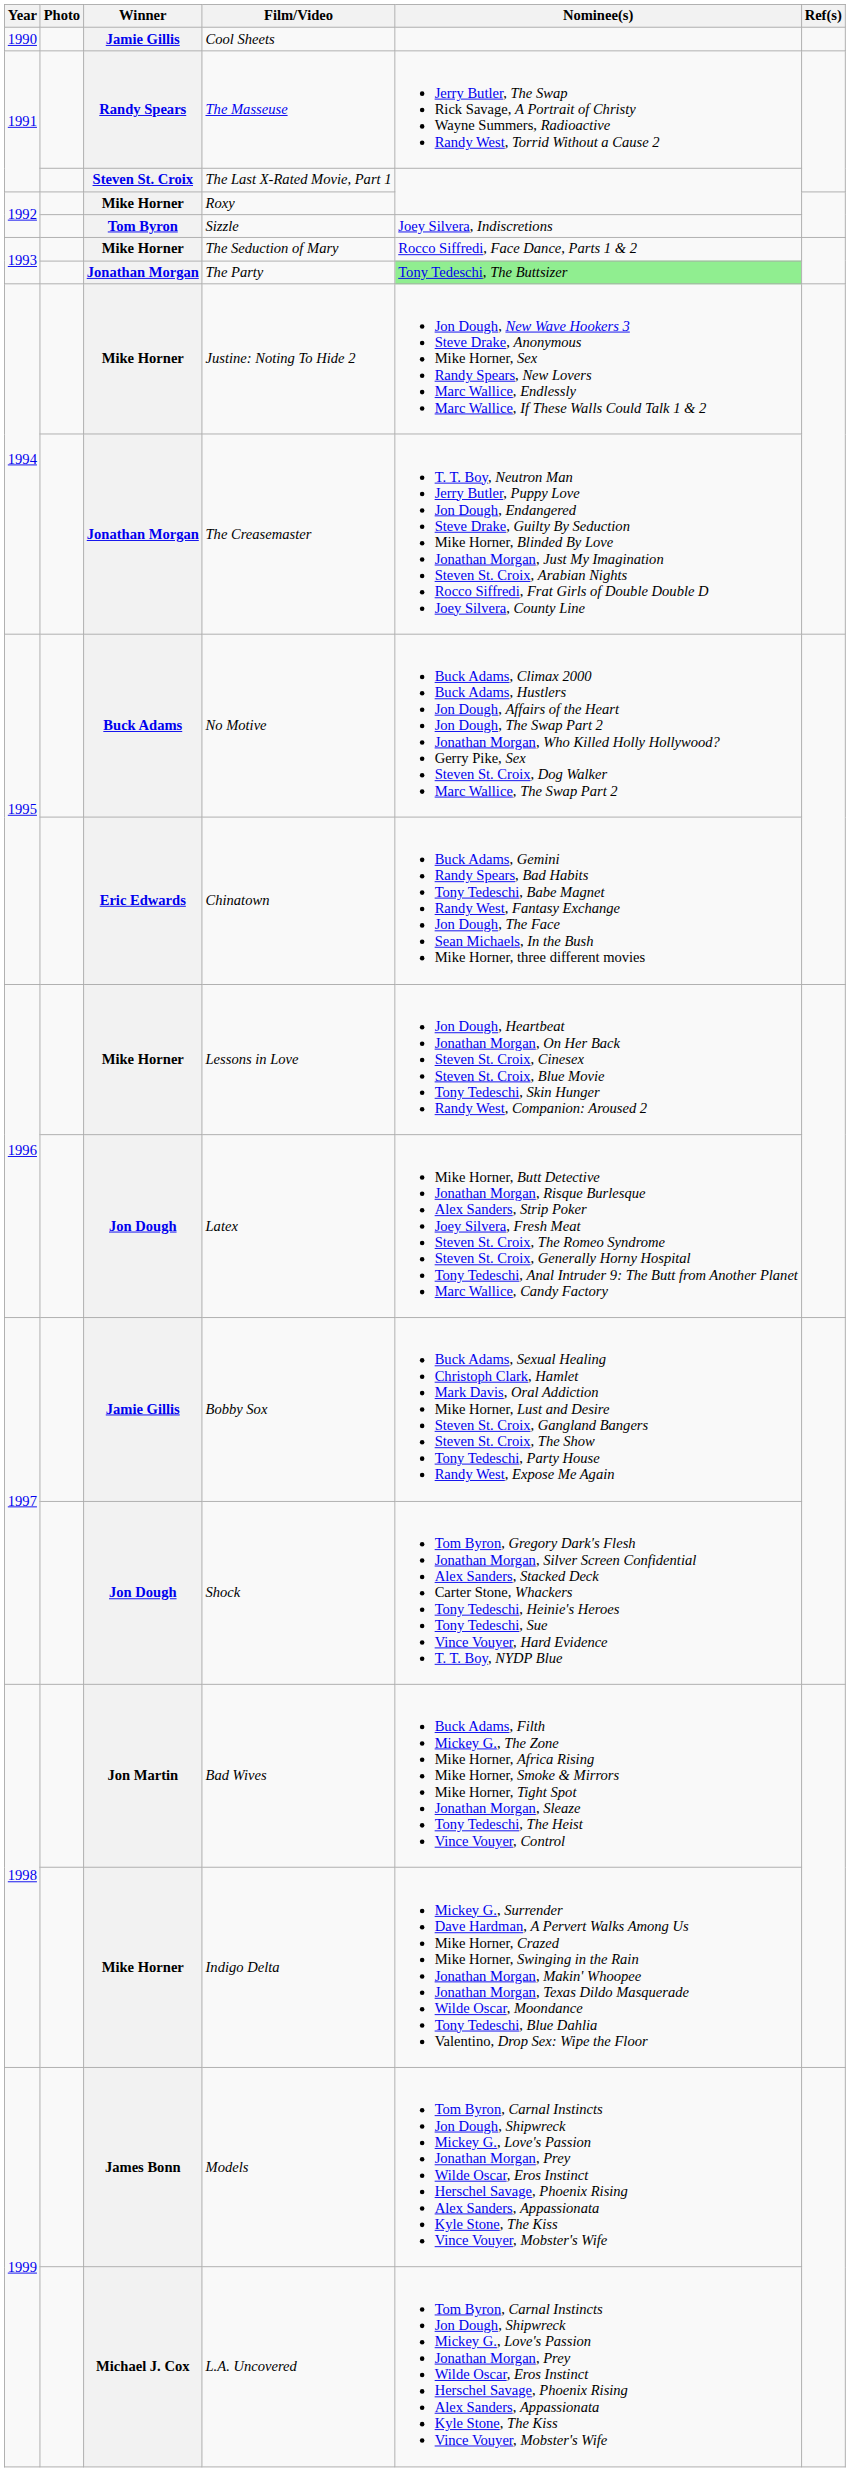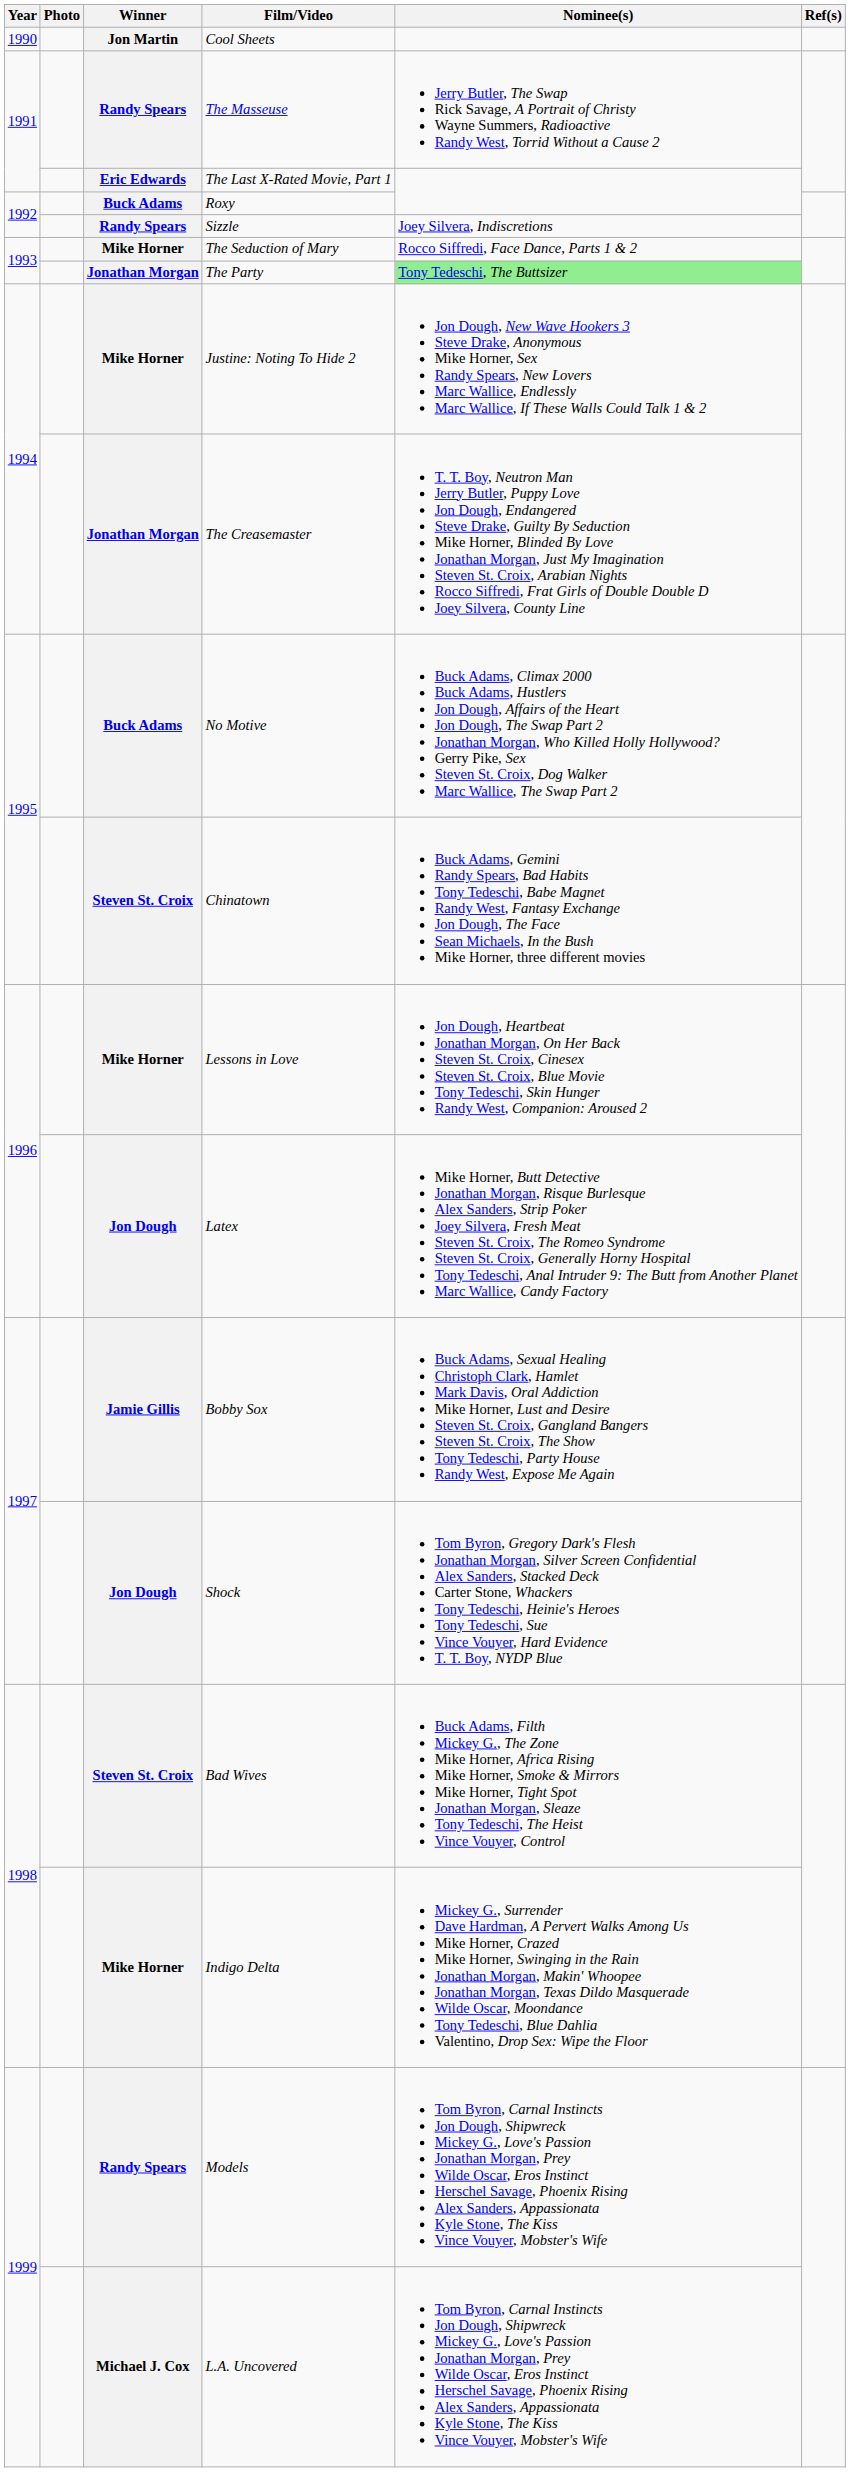(143, 39) Jamie Gillis -> (143, 39) Jon Martin
(143, 179) Steven St. Croix -> (143, 179) Eric Edwards
(143, 203) Mike Horner -> (143, 203) Buck Adams
(143, 226) Tom Byron -> (143, 226) Randy Spears
(143, 900) Eric Edwards -> (143, 900) Steven St. Croix
(143, 1775) Jon Martin -> (143, 1775) Steven St. Croix
(143, 2167) James Bonn -> (143, 2167) Randy Spears
